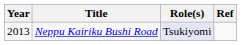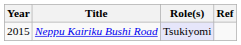(18, 31) 2013 -> (18, 31) 2015
